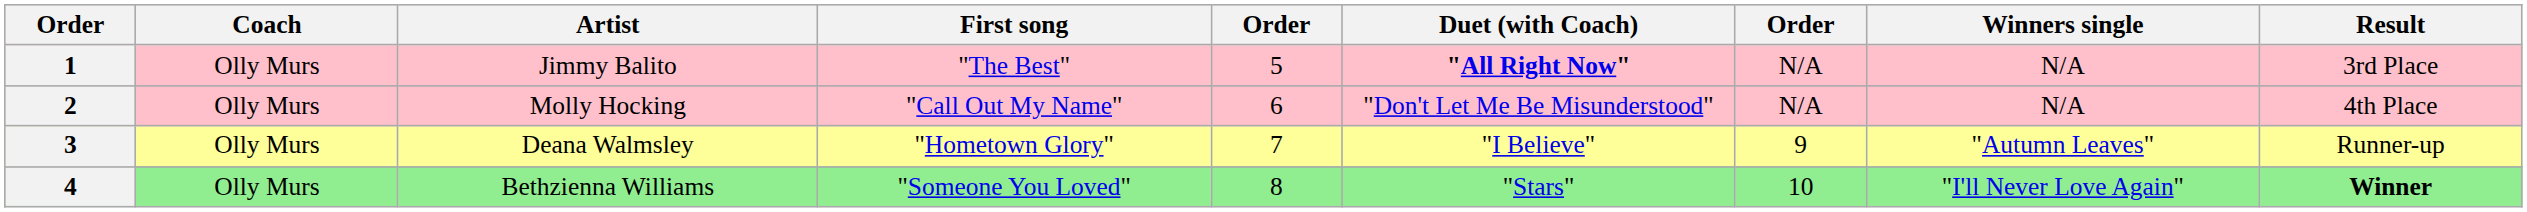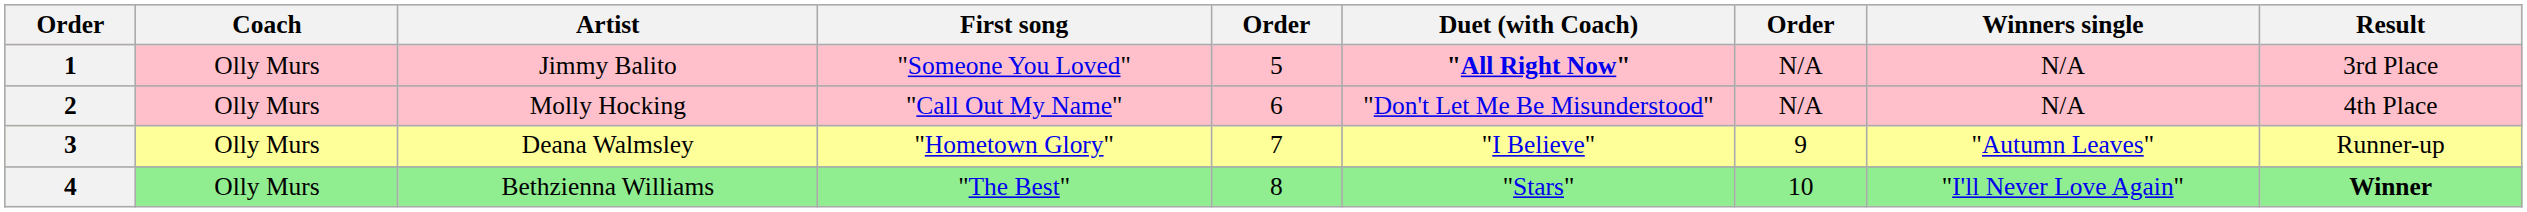(1014, 65) "The Best" -> (1014, 65) "Someone You Loved"
(1014, 186) "Someone You Loved" -> (1014, 186) "The Best"
